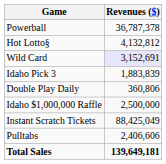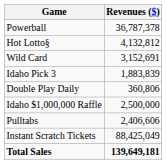(140, 58) lavender background -> (140, 58) no background
rows swapped: (51, 120) <-> (22, 136)
